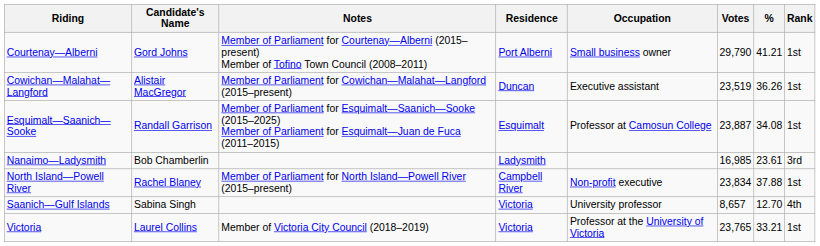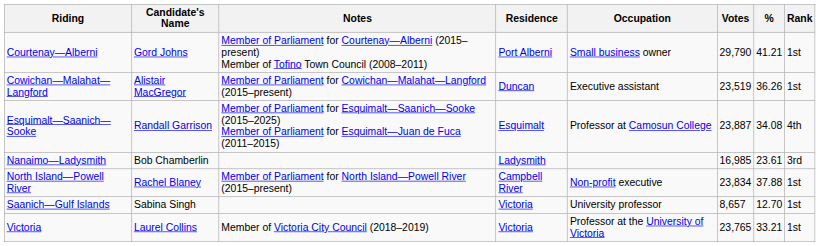(794, 126) 1st -> (794, 126) 4th
(794, 205) 4th -> (794, 205) 1st
